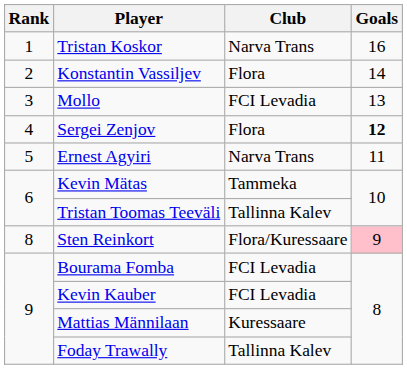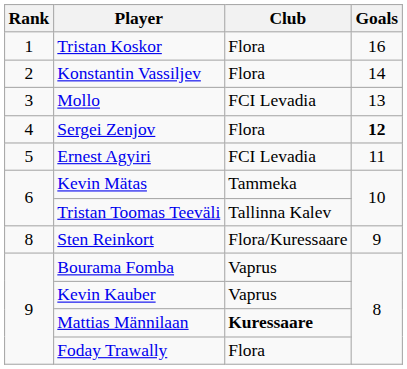(271, 45) Narva Trans -> (247, 45) Flora
(271, 156) Narva Trans -> (272, 156) FCI Levadia
(377, 239) pink background -> (377, 239) no background
(272, 267) FCI Levadia -> (253, 267) Vaprus
(272, 294) FCI Levadia -> (253, 294) Vaprus
(267, 322) normal -> (271, 322) bold
(280, 350) Tallinna Kalev -> (247, 350) Flora
